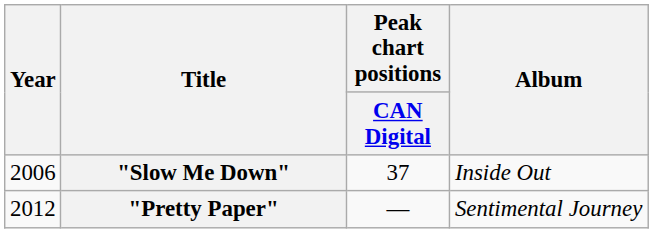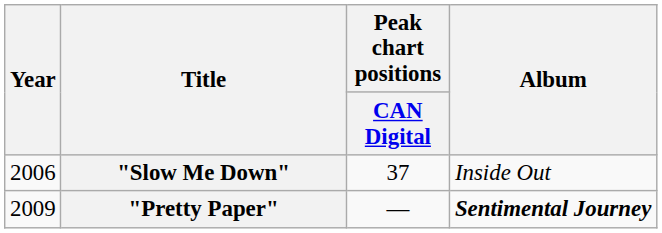(33, 208) 2012 -> (33, 208) 2009
(549, 208) normal -> (553, 208) bold
